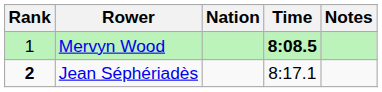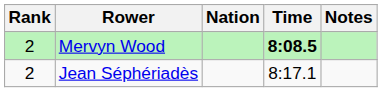(30, 45) 1 -> (30, 45) 2
(30, 73) bold -> (30, 73) normal
